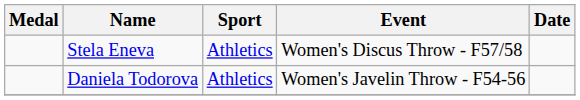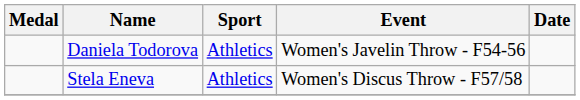rows swapped: (111, 50) <-> (133, 80)
